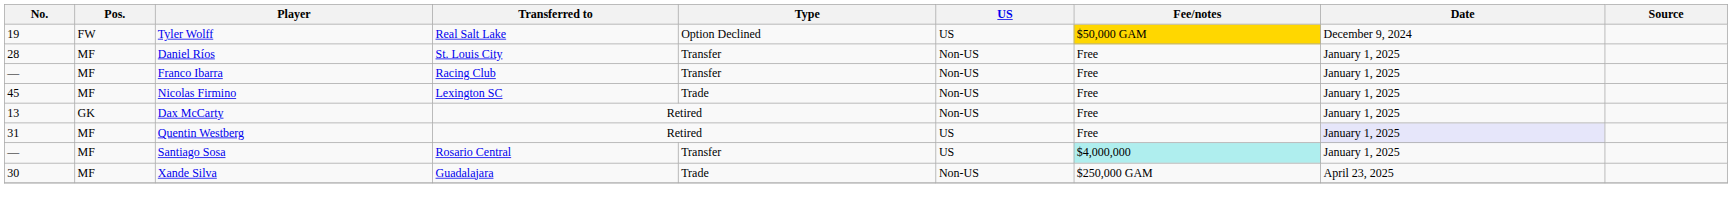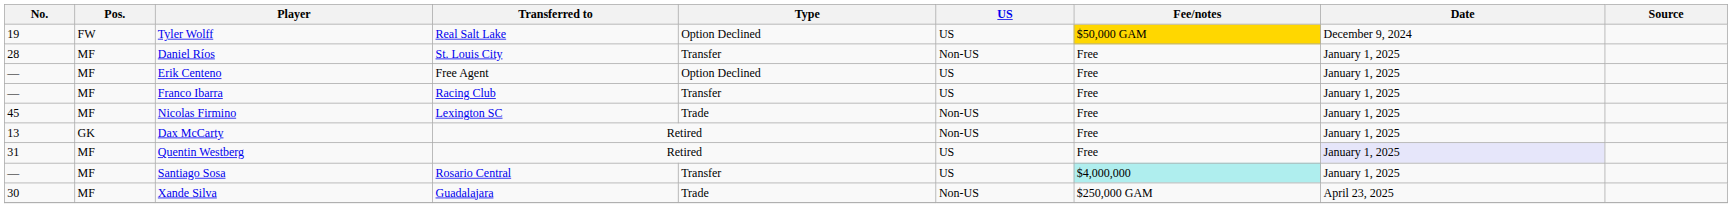+ row: (190, 73)
(959, 73) Non-US -> (947, 93) US
